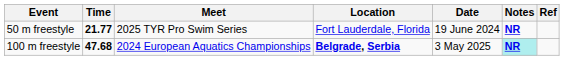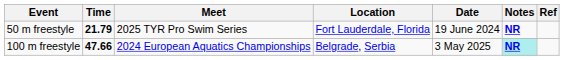(98, 30) 21.77 -> (98, 30) 21.79
(98, 47) 47.68 -> (98, 47) 47.66
(358, 47) bold -> (355, 47) normal
